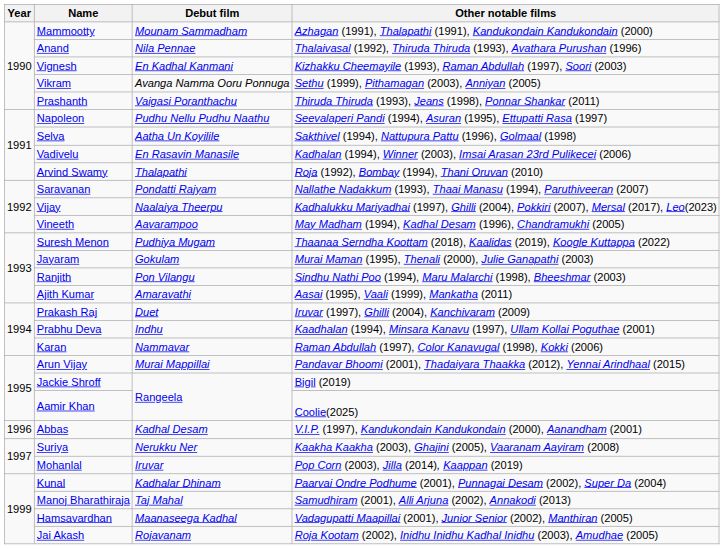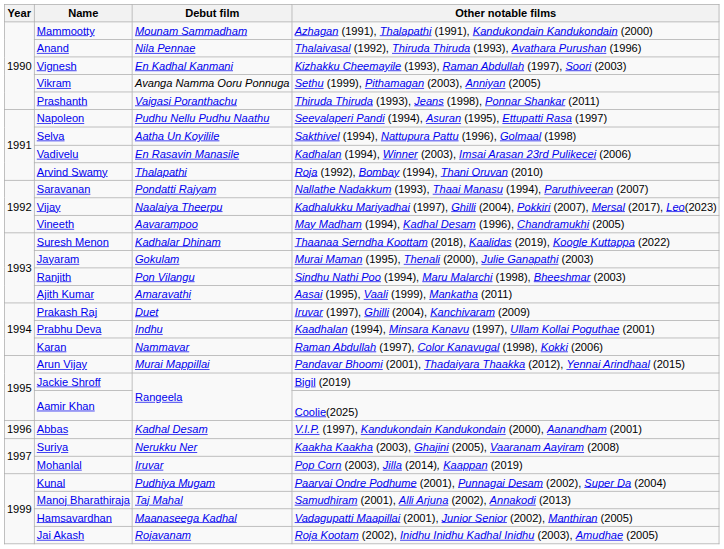(175, 242) Pudhiya Mugam -> (178, 242) Kadhalar Dhinam
(178, 482) Kadhalar Dhinam -> (175, 482) Pudhiya Mugam
